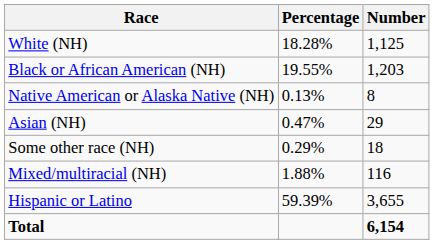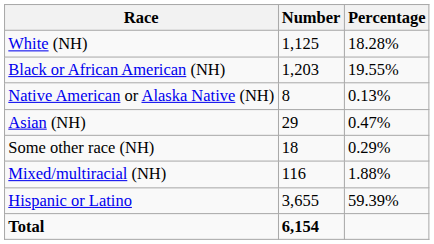columns swapped: (396, 17) <-> (321, 17)
